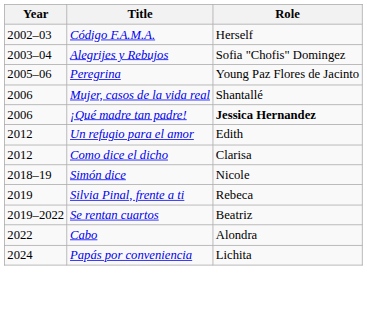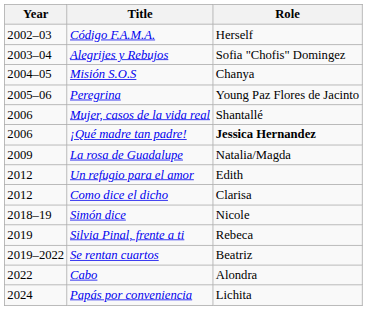+ row: (103, 74)
+ row: (126, 154)
